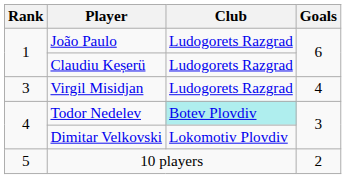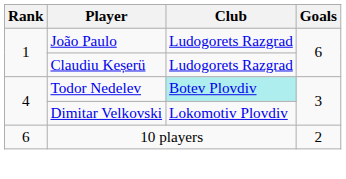- row: (97, 88)
(26, 161) 5 -> (26, 137) 6
